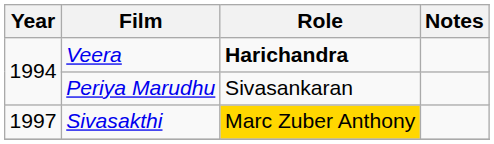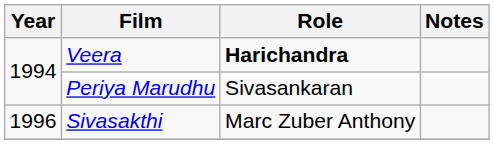(33, 121) 1997 -> (33, 121) 1996
(320, 121) gold background -> (320, 121) no background
